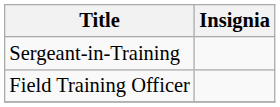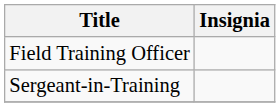rows swapped: (95, 53) <-> (100, 85)
